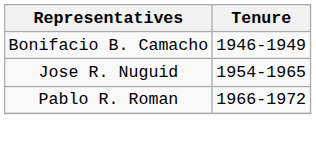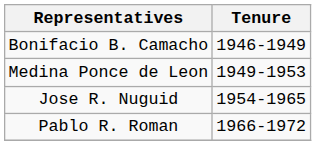+ row: (108, 72)
